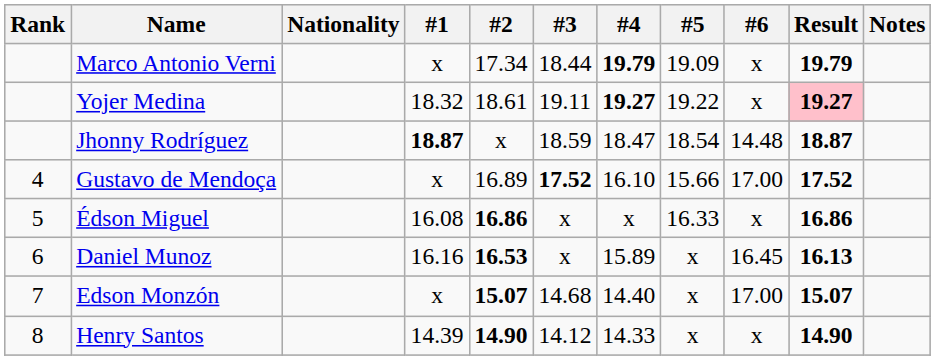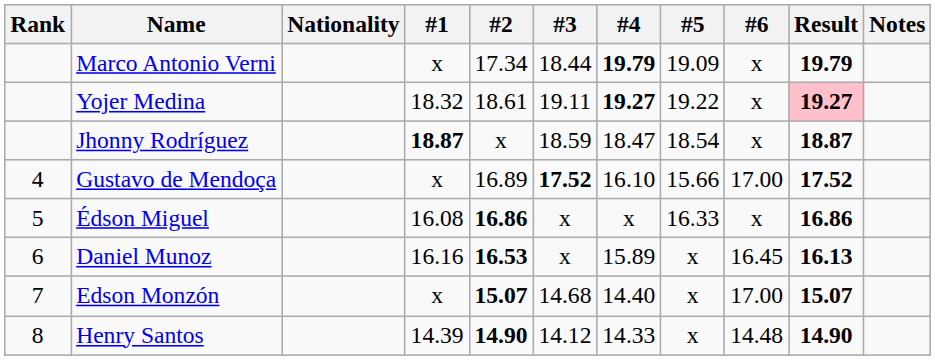(757, 140) 14.48 -> (757, 140) x
(757, 334) x -> (757, 334) 14.48
